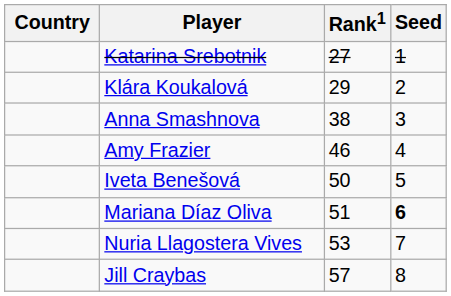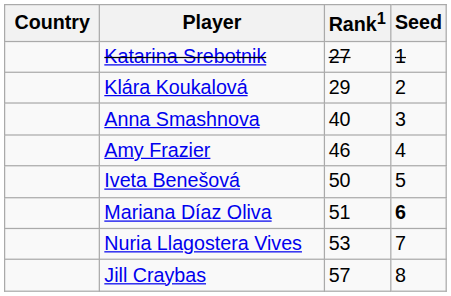(340, 119) 38 -> (340, 119) 40
